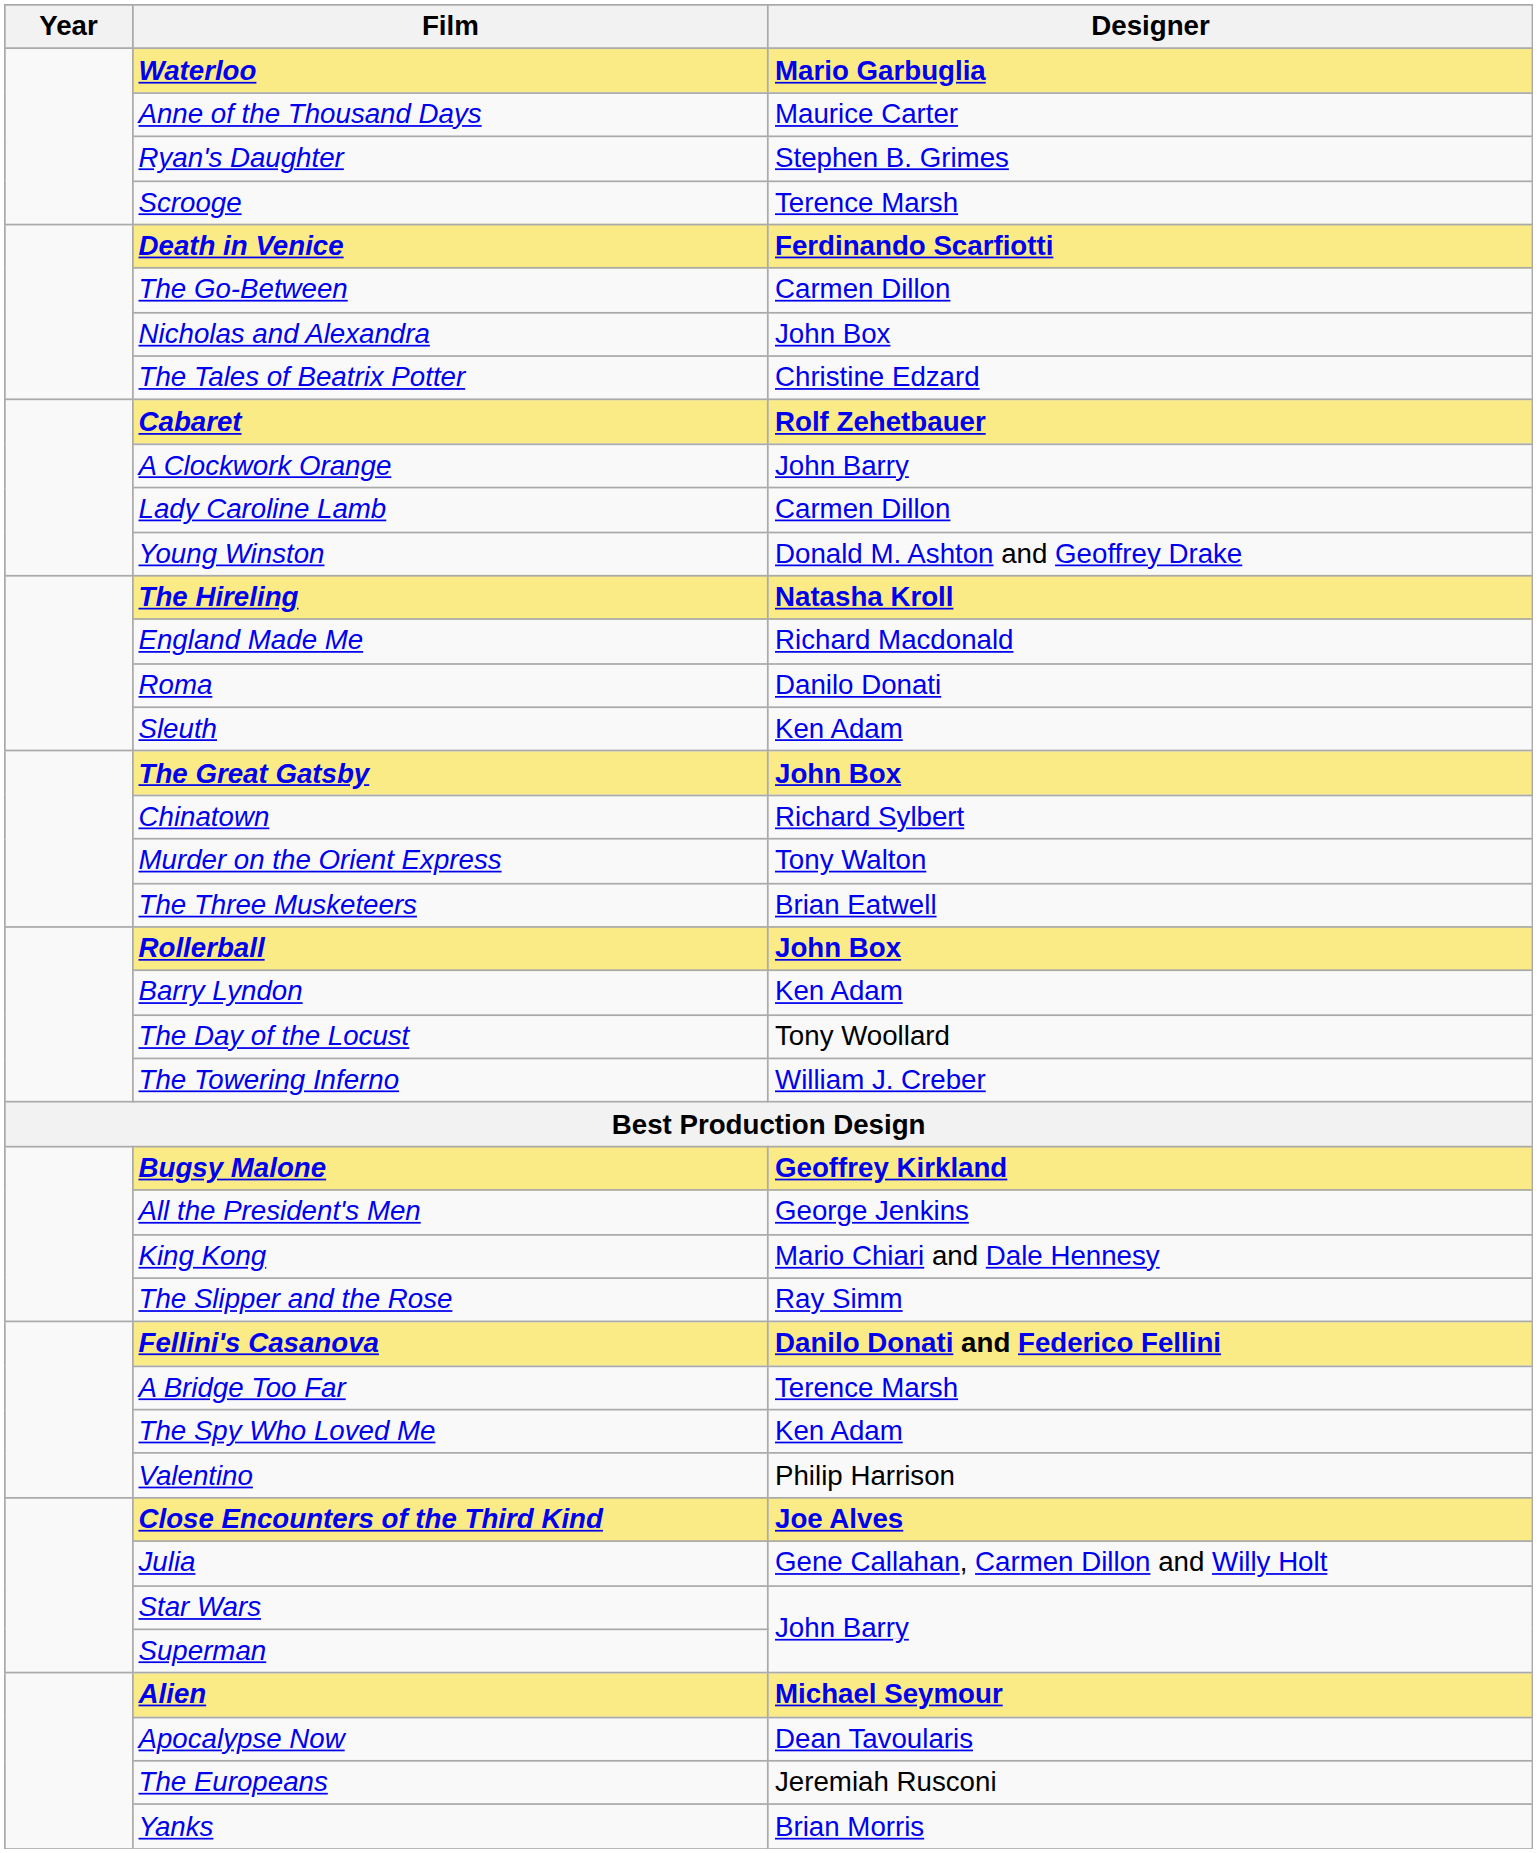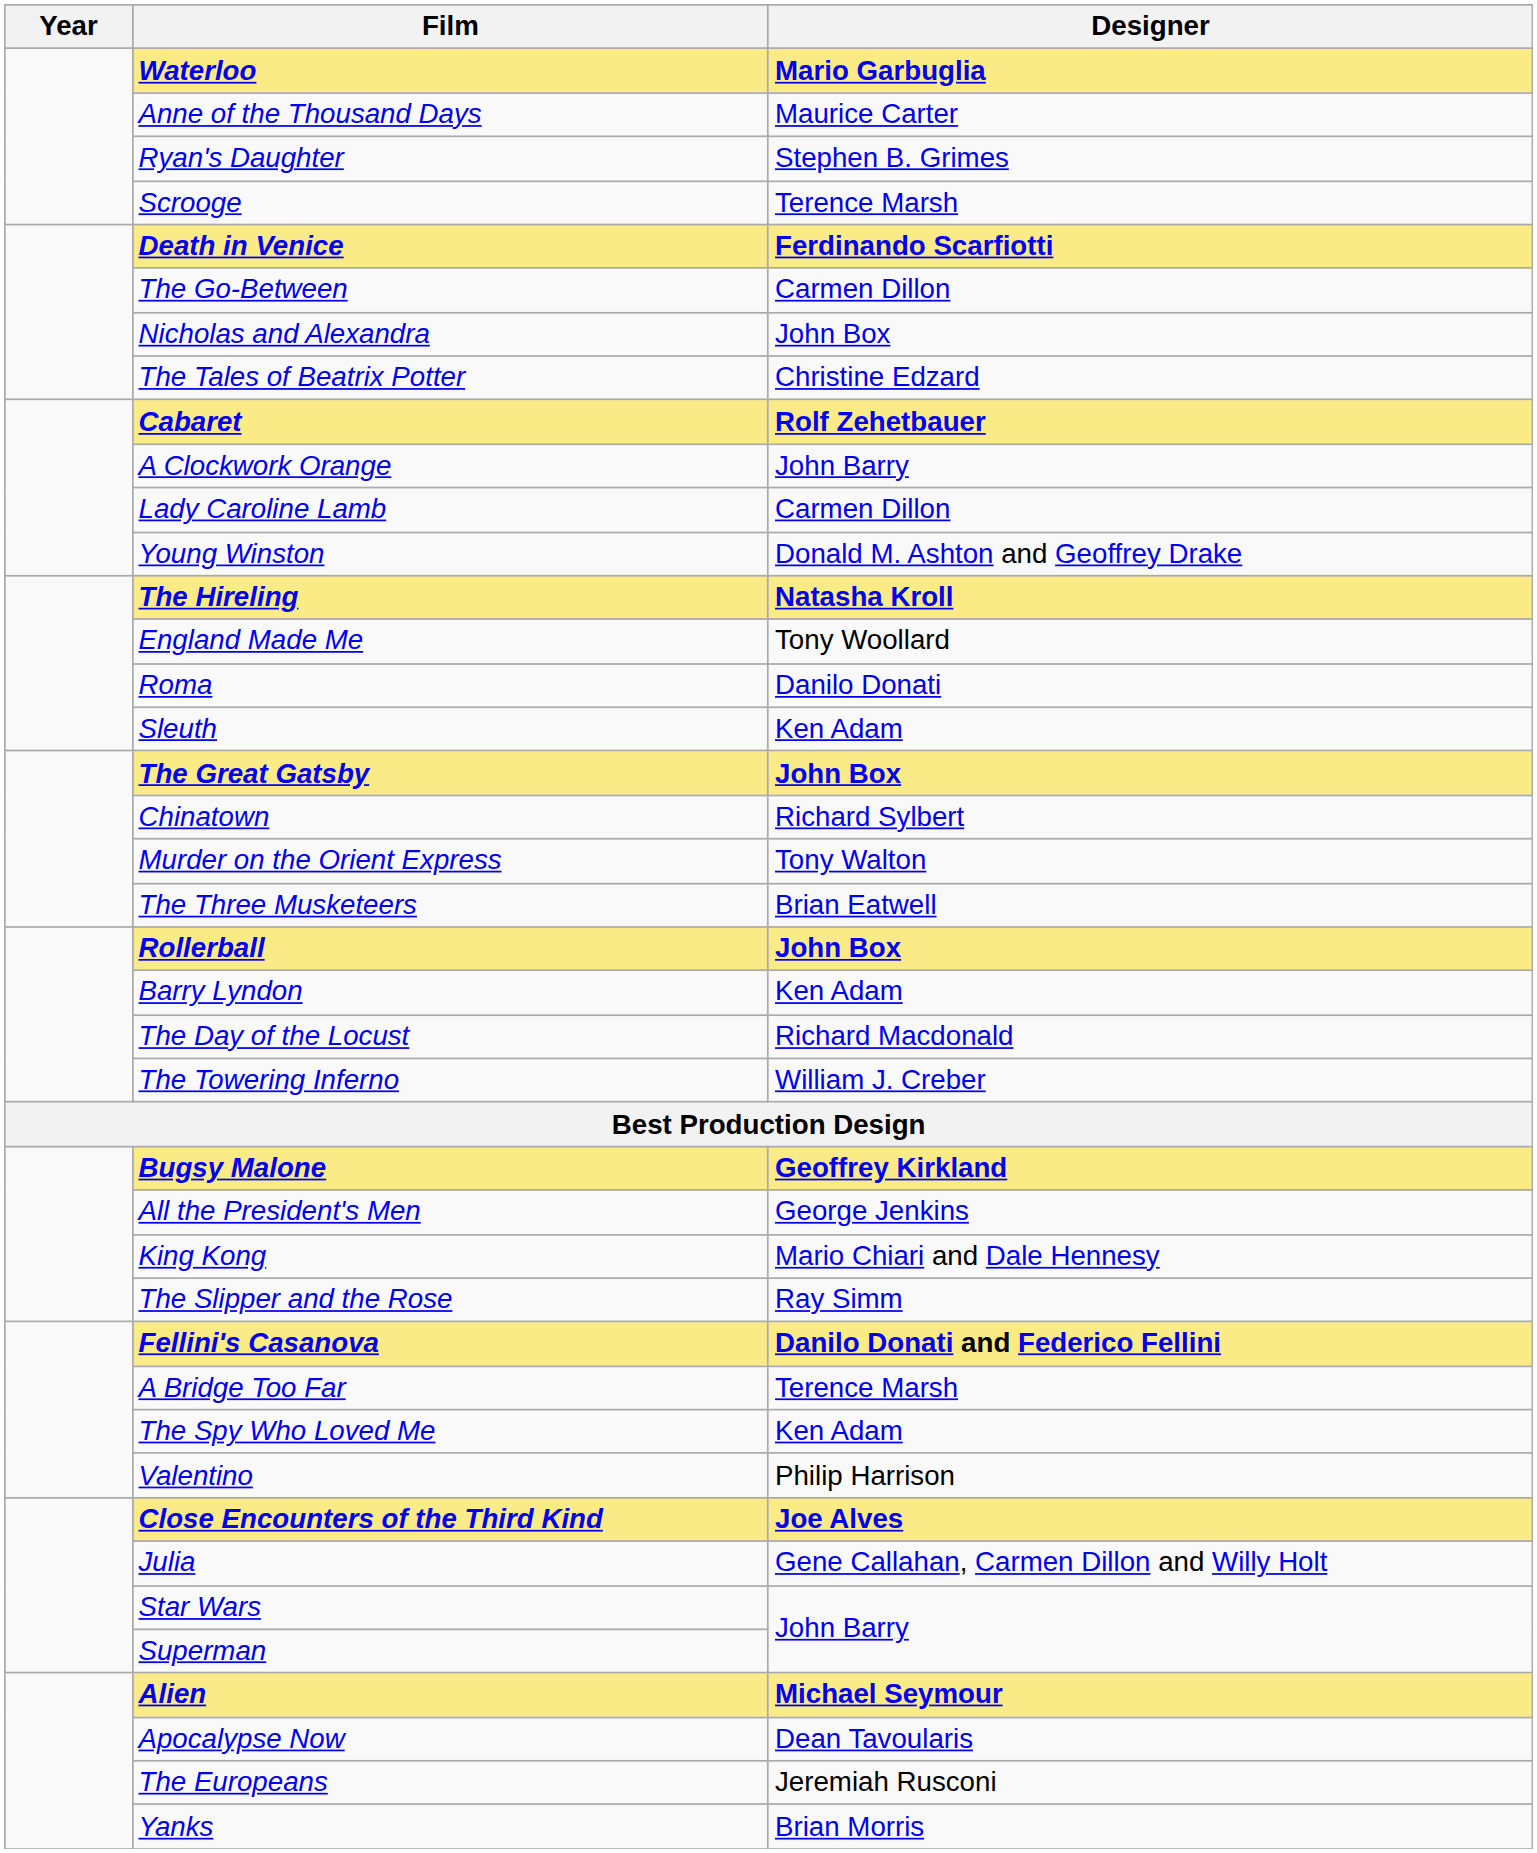(894, 641) Richard Macdonald -> (862, 641) Tony Woollard
(862, 1036) Tony Woollard -> (894, 1036) Richard Macdonald
